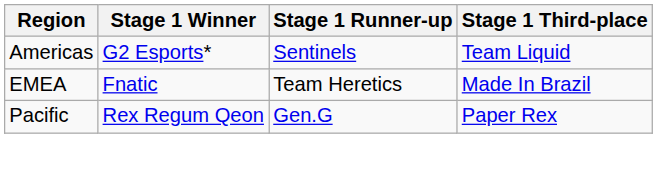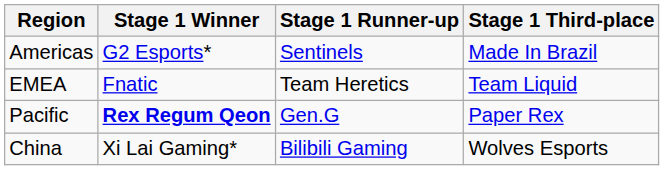(516, 52) Team Liquid -> (533, 52) Made In Brazil
(526, 84) Made In Brazil -> (523, 84) Team Liquid
(183, 116) normal -> (187, 116) bold
+ row: (36, 148)
